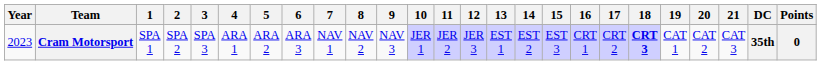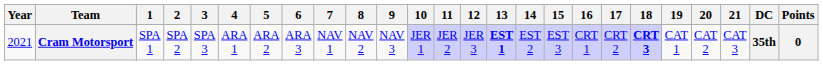(20, 42) 2023 -> (20, 42) 2021
(501, 42) normal -> (502, 42) bold
